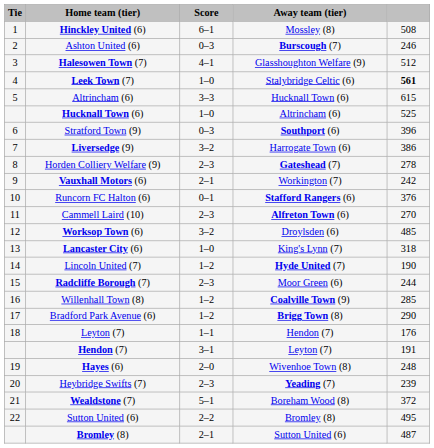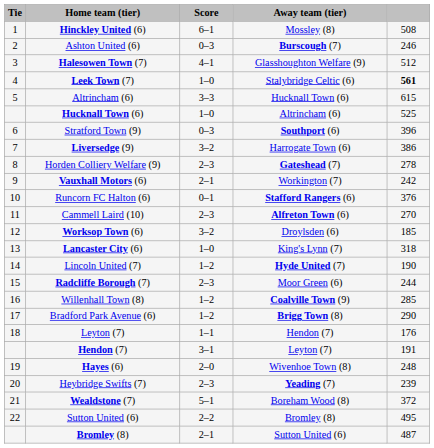(408, 232) 485 -> (408, 232) 185
